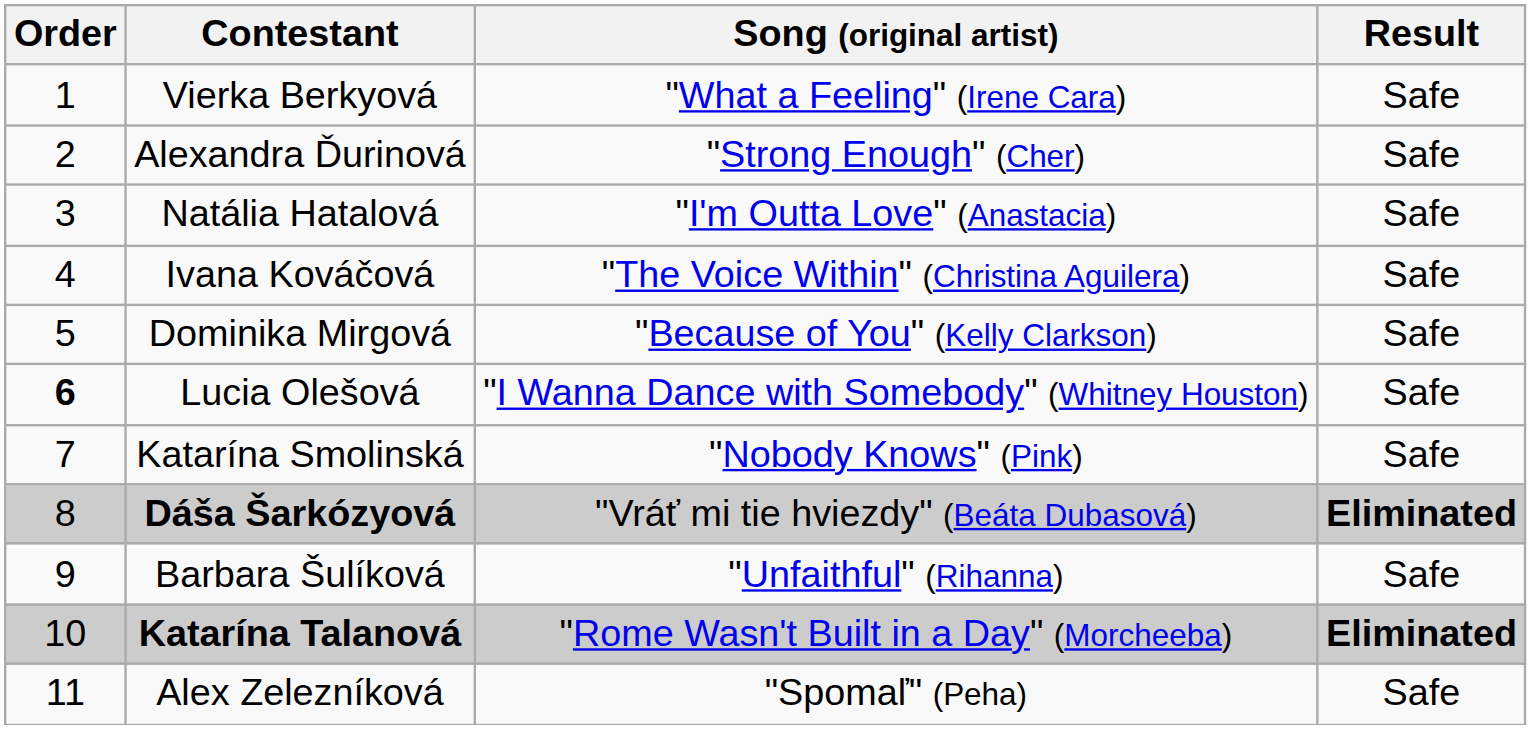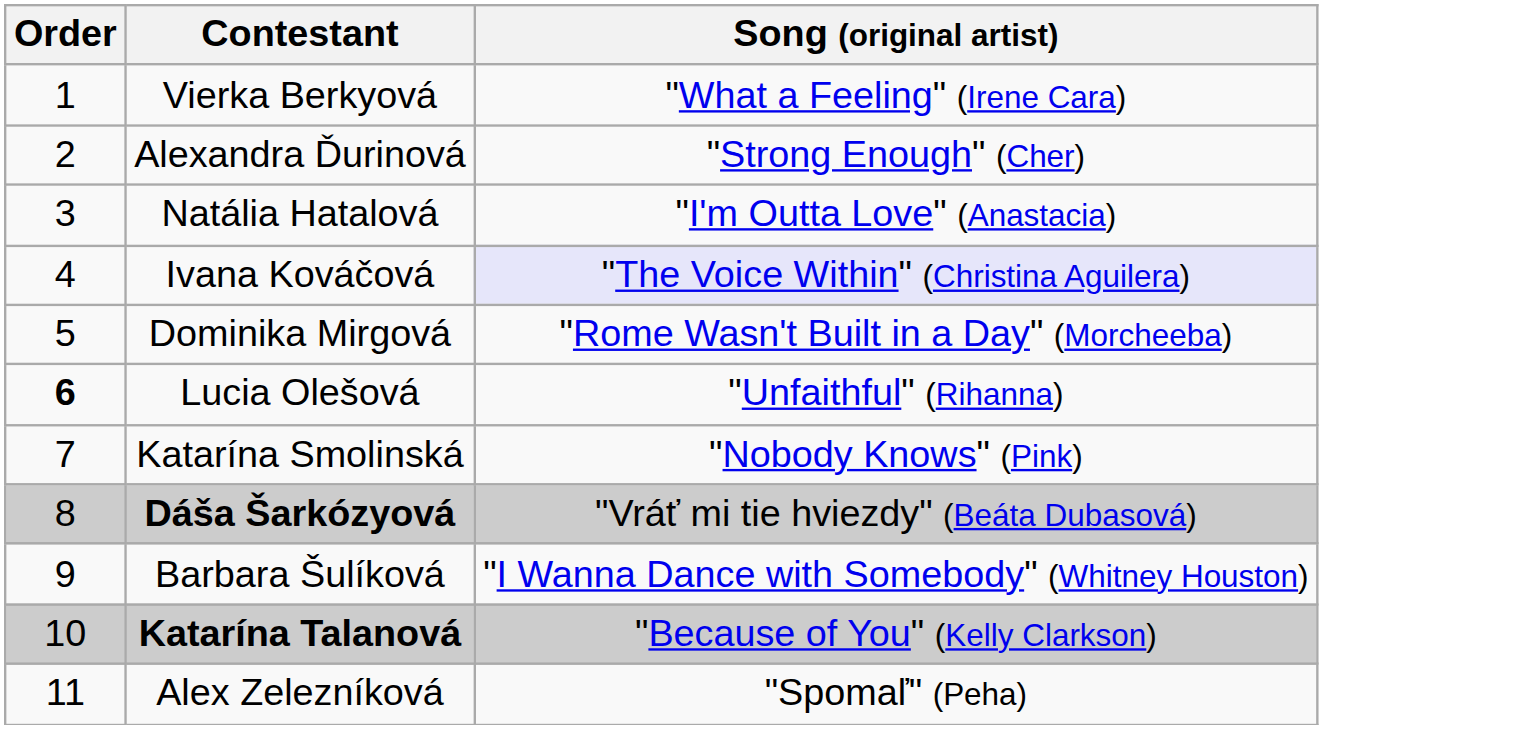- column: (1421, 34)
(896, 273) no background -> (896, 273) lavender background
(896, 333) "Because of You" (Kelly Clarkson) -> (896, 333) "Rome Wasn't Built in a Day" (Morcheeba)
(896, 393) "I Wanna Dance with Somebody" (Whitney Houston) -> (896, 393) "Unfaithful" (Rihanna)
(896, 573) "Unfaithful" (Rihanna) -> (896, 573) "I Wanna Dance with Somebody" (Whitney Houston)
(896, 633) "Rome Wasn't Built in a Day" (Morcheeba) -> (896, 633) "Because of You" (Kelly Clarkson)
